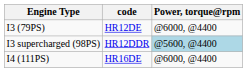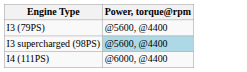- column: (127, 12)
(185, 28) @6000, @4400 -> (136, 28) @5600, @4400
